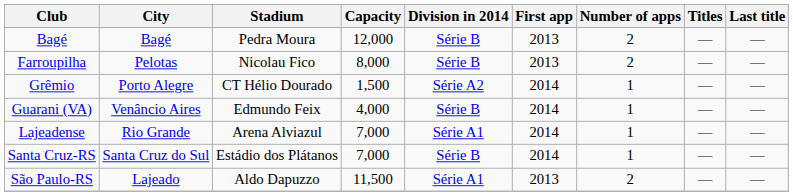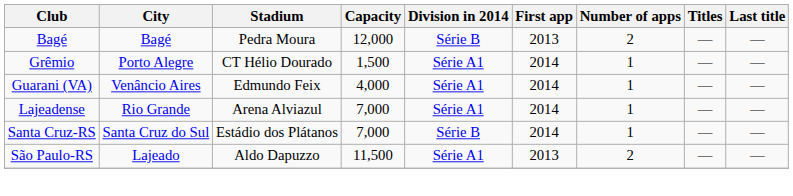- row: (52, 62)
(458, 86) Série A2 -> (458, 62) Série A1
(458, 109) Série B -> (458, 86) Série A1
